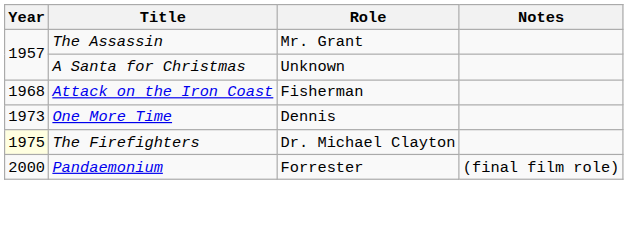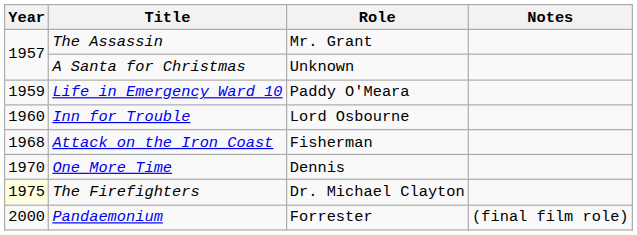+ row: (167, 92)
+ row: (121, 117)
(27, 117) 1973 -> (27, 167) 1970
